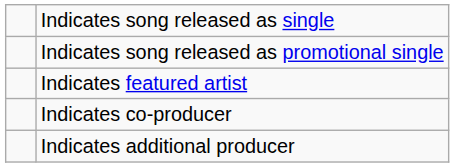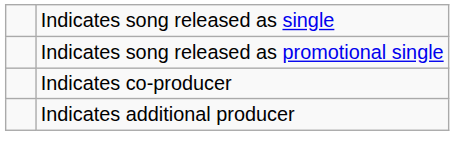- row: (144, 84)
